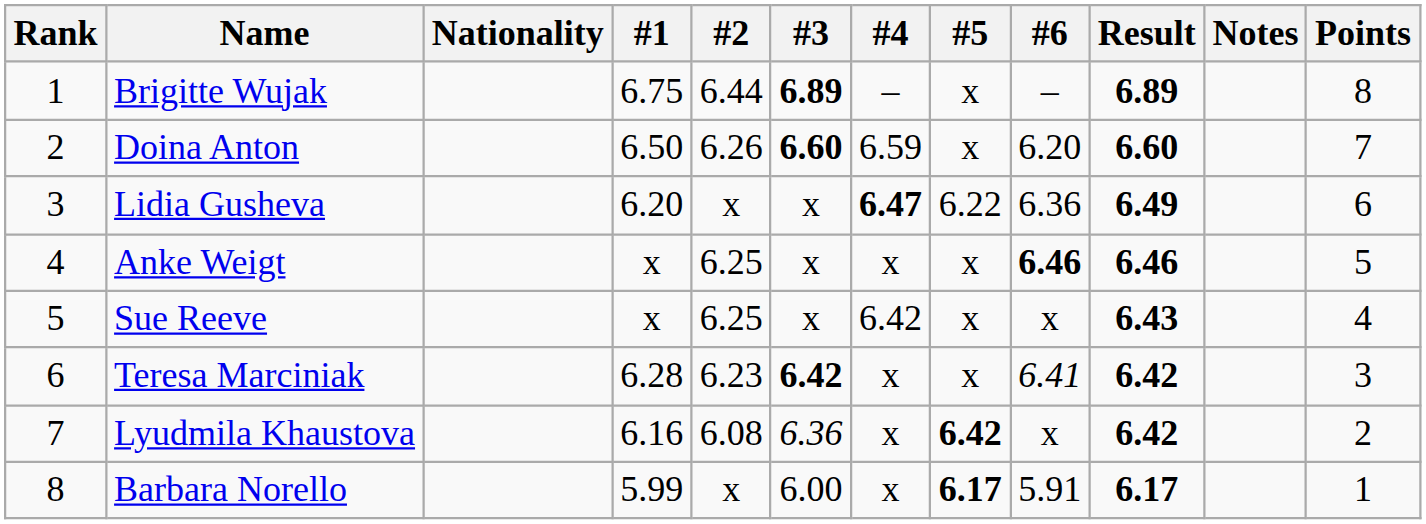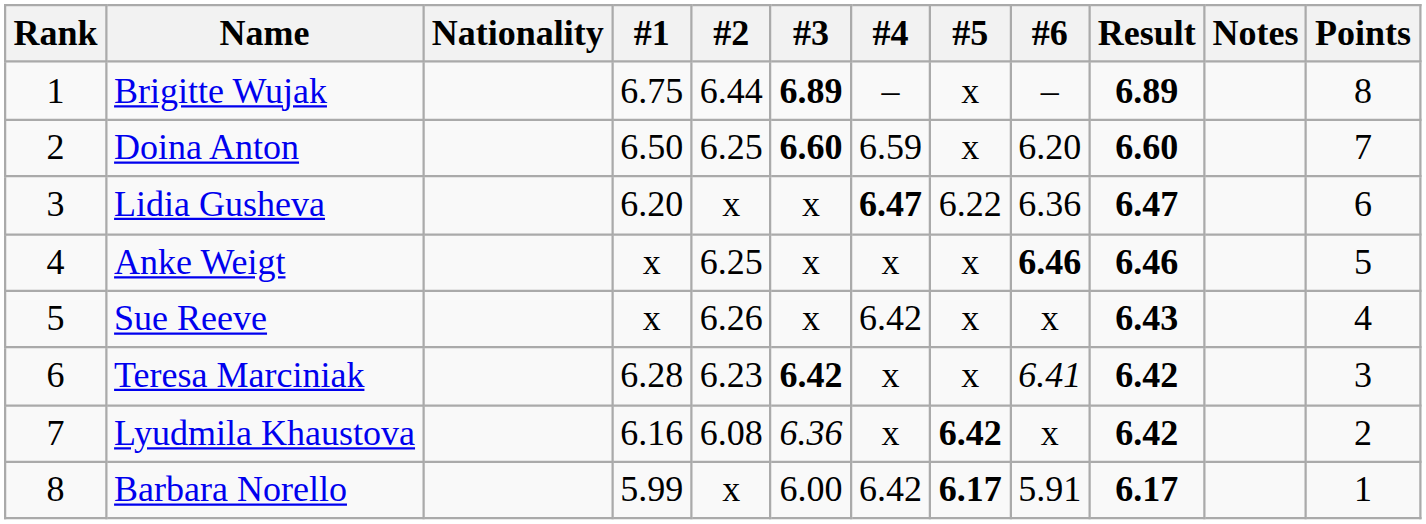(731, 147) 6.26 -> (731, 147) 6.25
(1147, 204) 6.49 -> (1147, 204) 6.47
(731, 318) 6.25 -> (731, 318) 6.26
(891, 489) x -> (891, 489) 6.42
